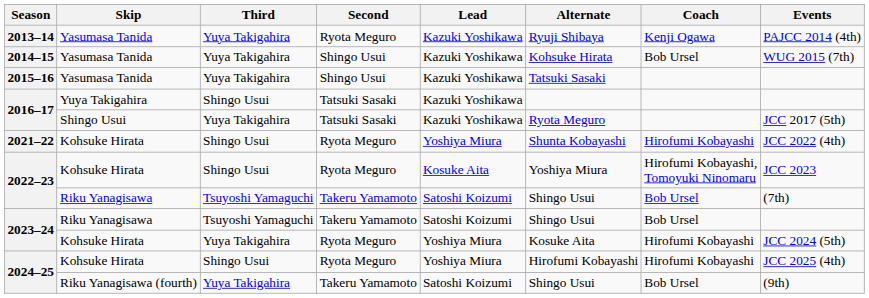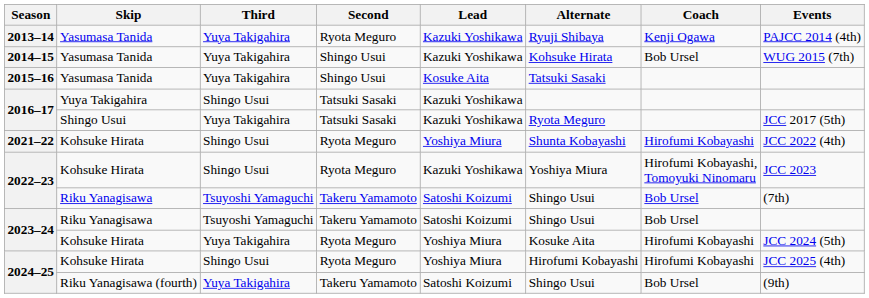(473, 78) Kazuki Yoshikawa -> (456, 78) Kosuke Aita
(456, 169) Kosuke Aita -> (473, 169) Kazuki Yoshikawa
